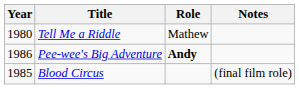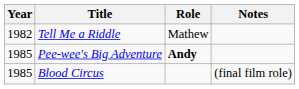(20, 34) 1980 -> (20, 34) 1982
(20, 53) 1986 -> (20, 53) 1985
